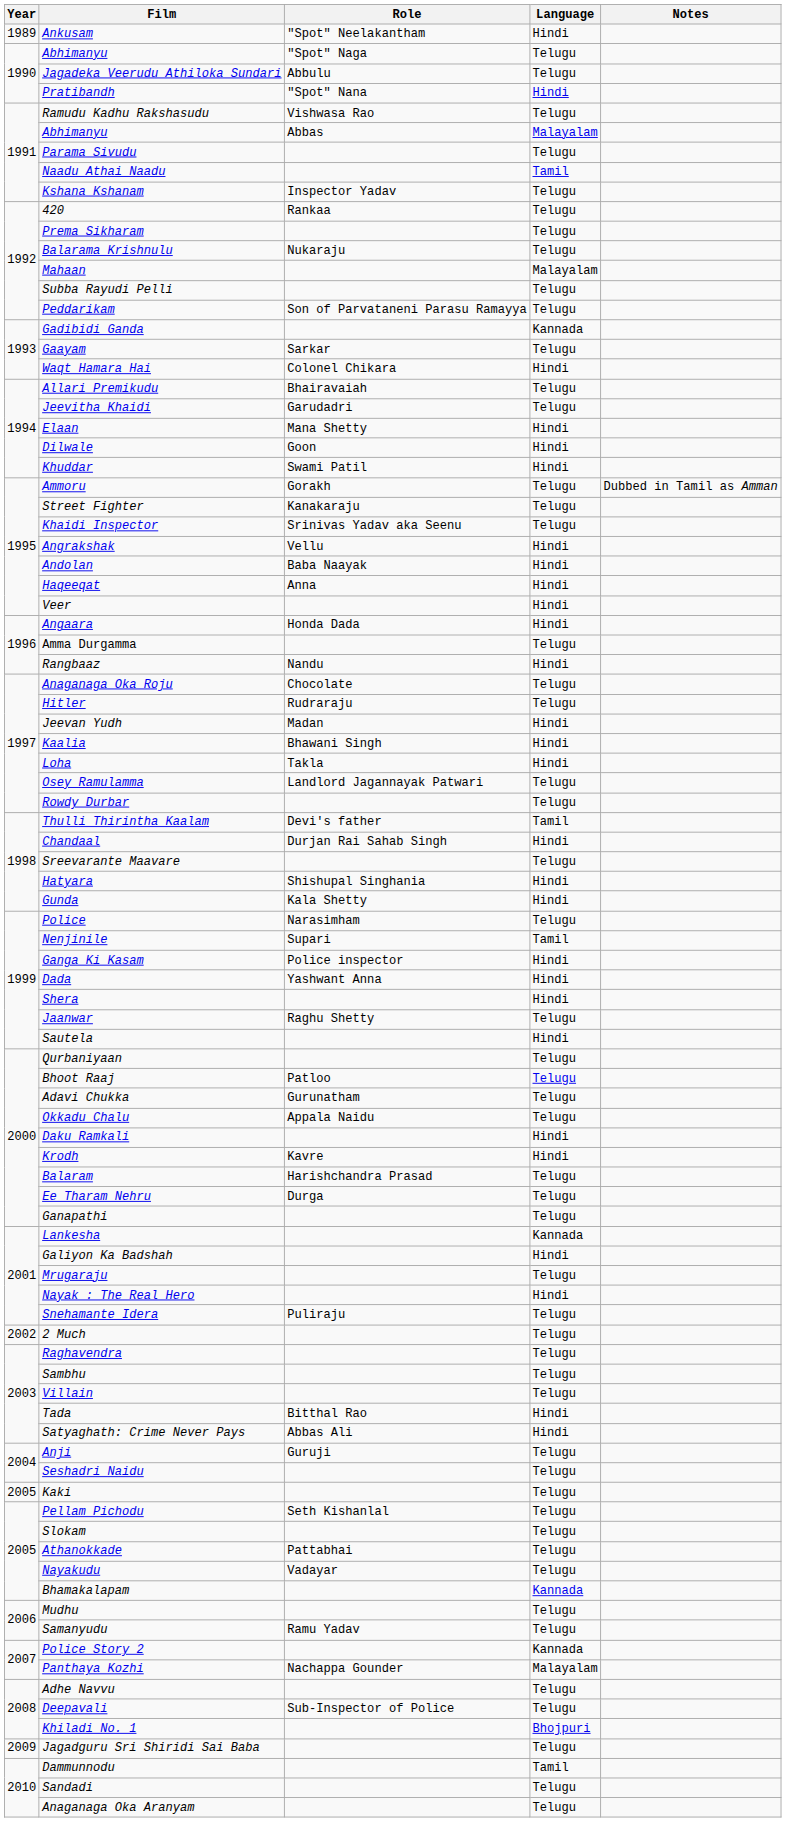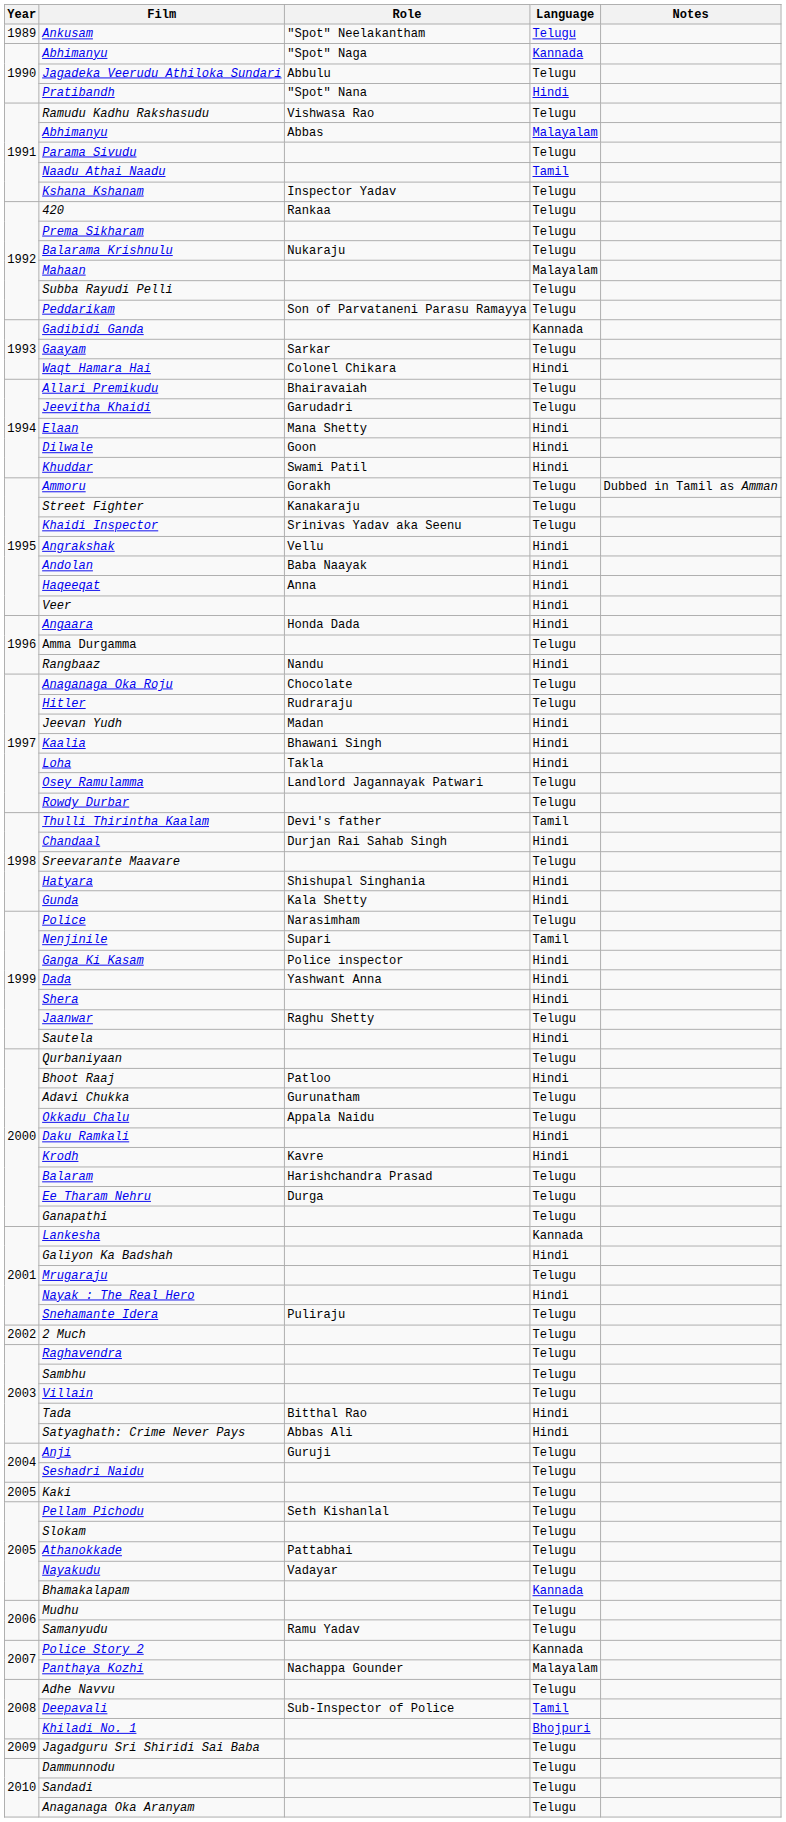(551, 34) Hindi -> (554, 34) Telugu
(554, 54) Telugu -> (558, 54) Kannada
(554, 1078) Telugu -> (551, 1078) Hindi
(554, 1709) Telugu -> (551, 1709) Tamil
(551, 1768) Tamil -> (554, 1768) Telugu
